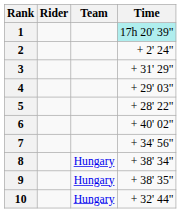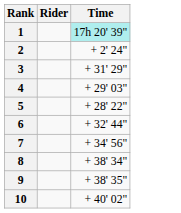- column: (94, 13)
(152, 124) + 40' 02" -> (106, 124) + 32' 44"
(152, 198) + 32' 44" -> (106, 198) + 40' 02"
